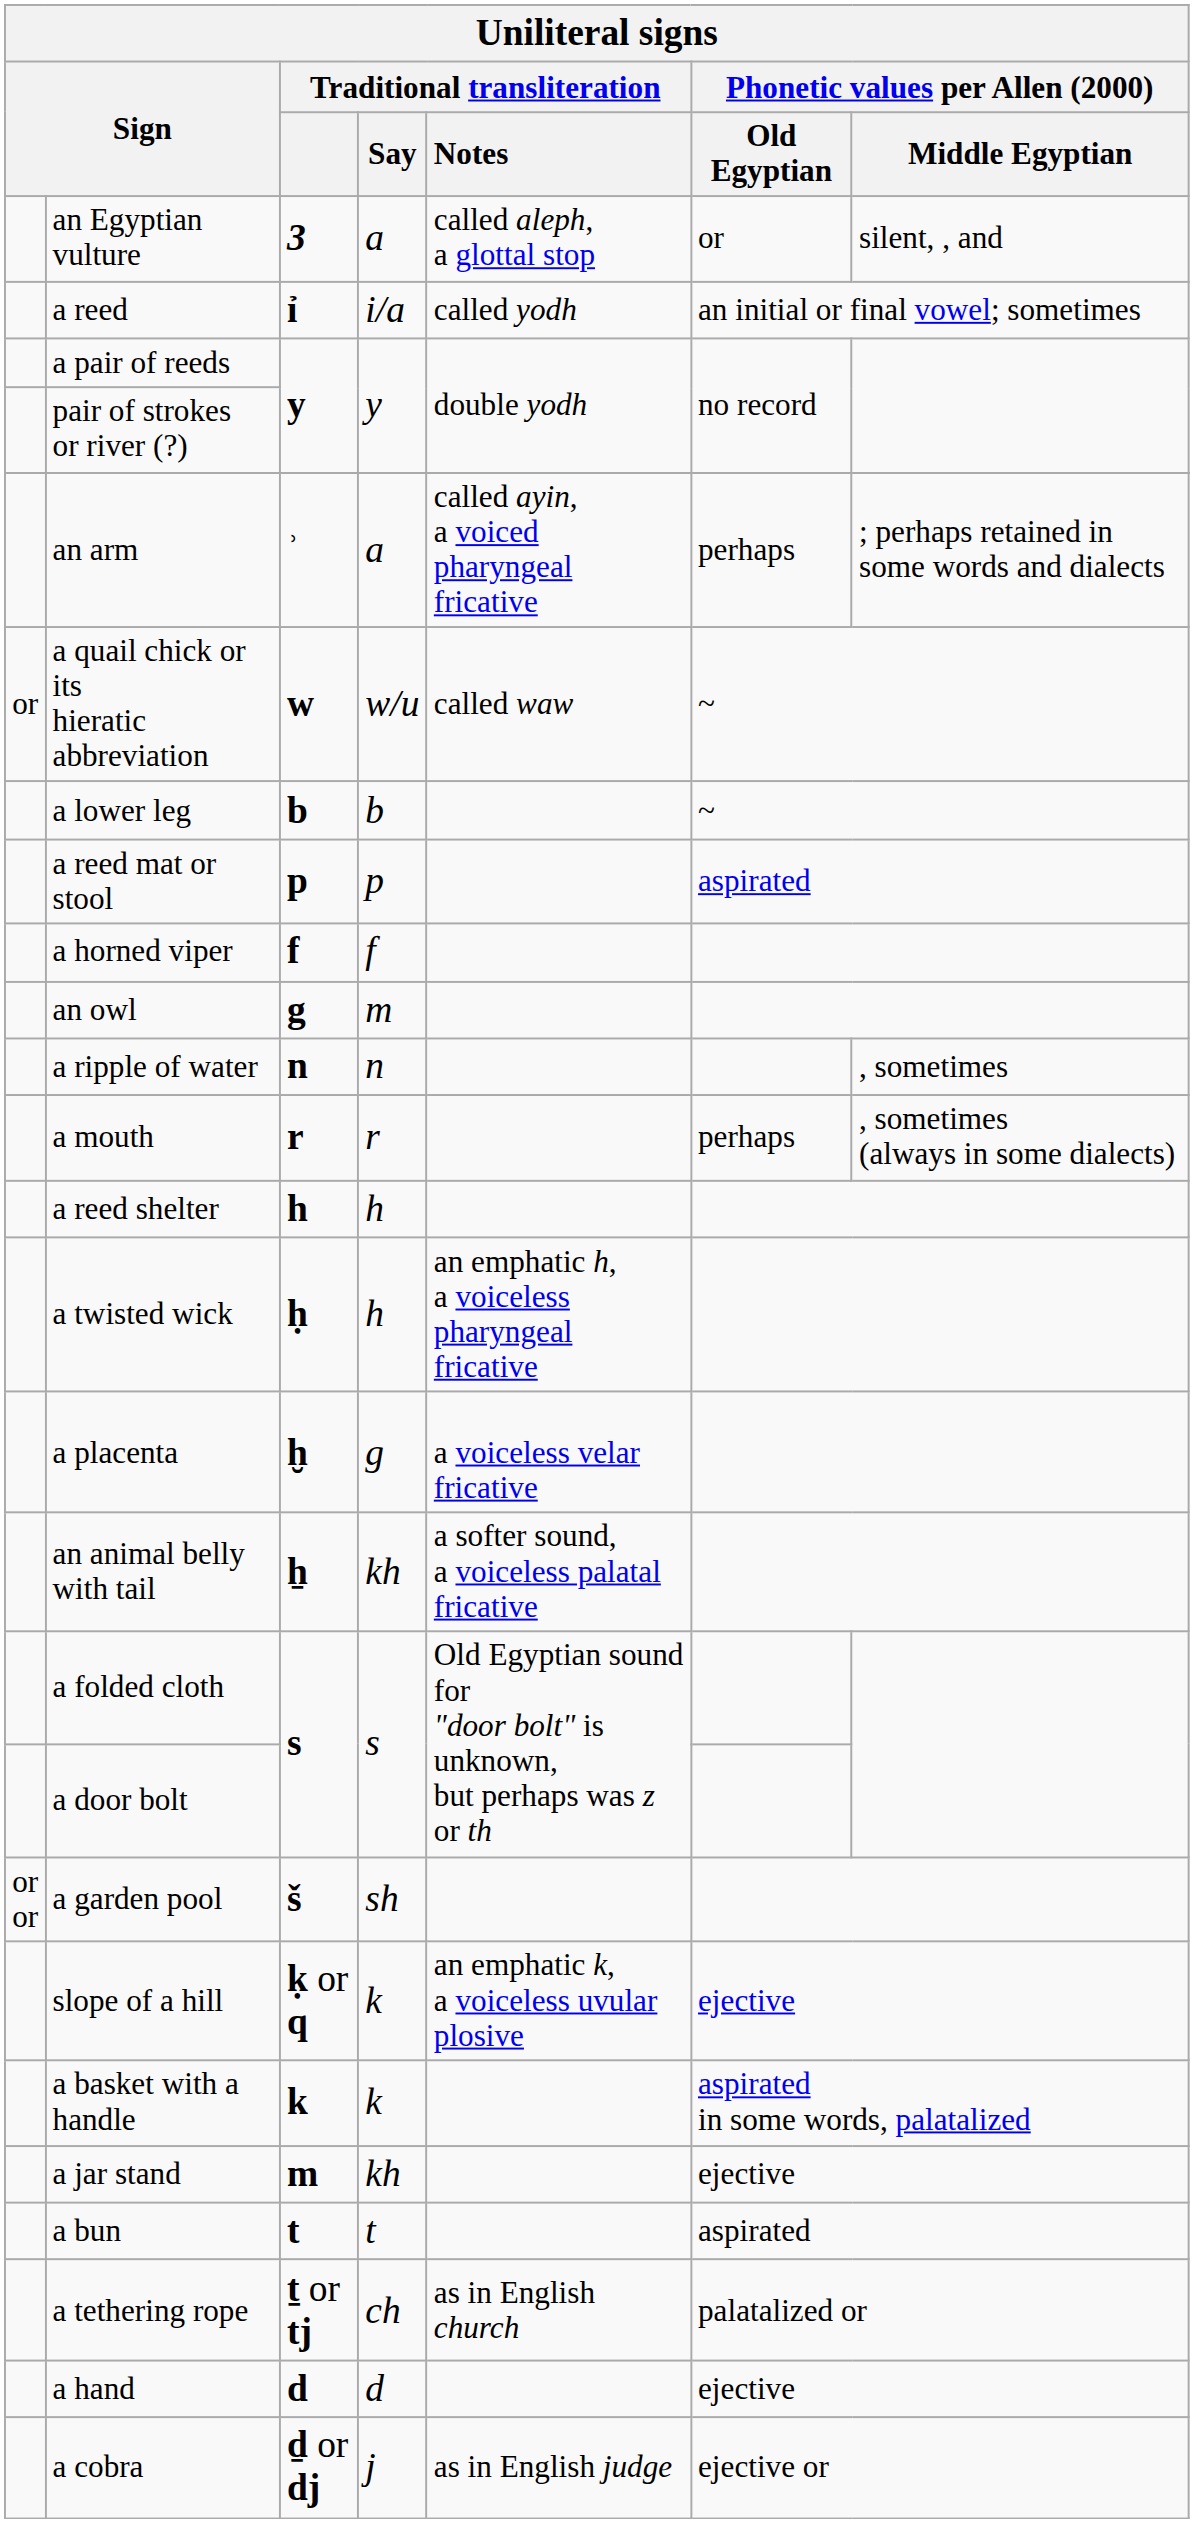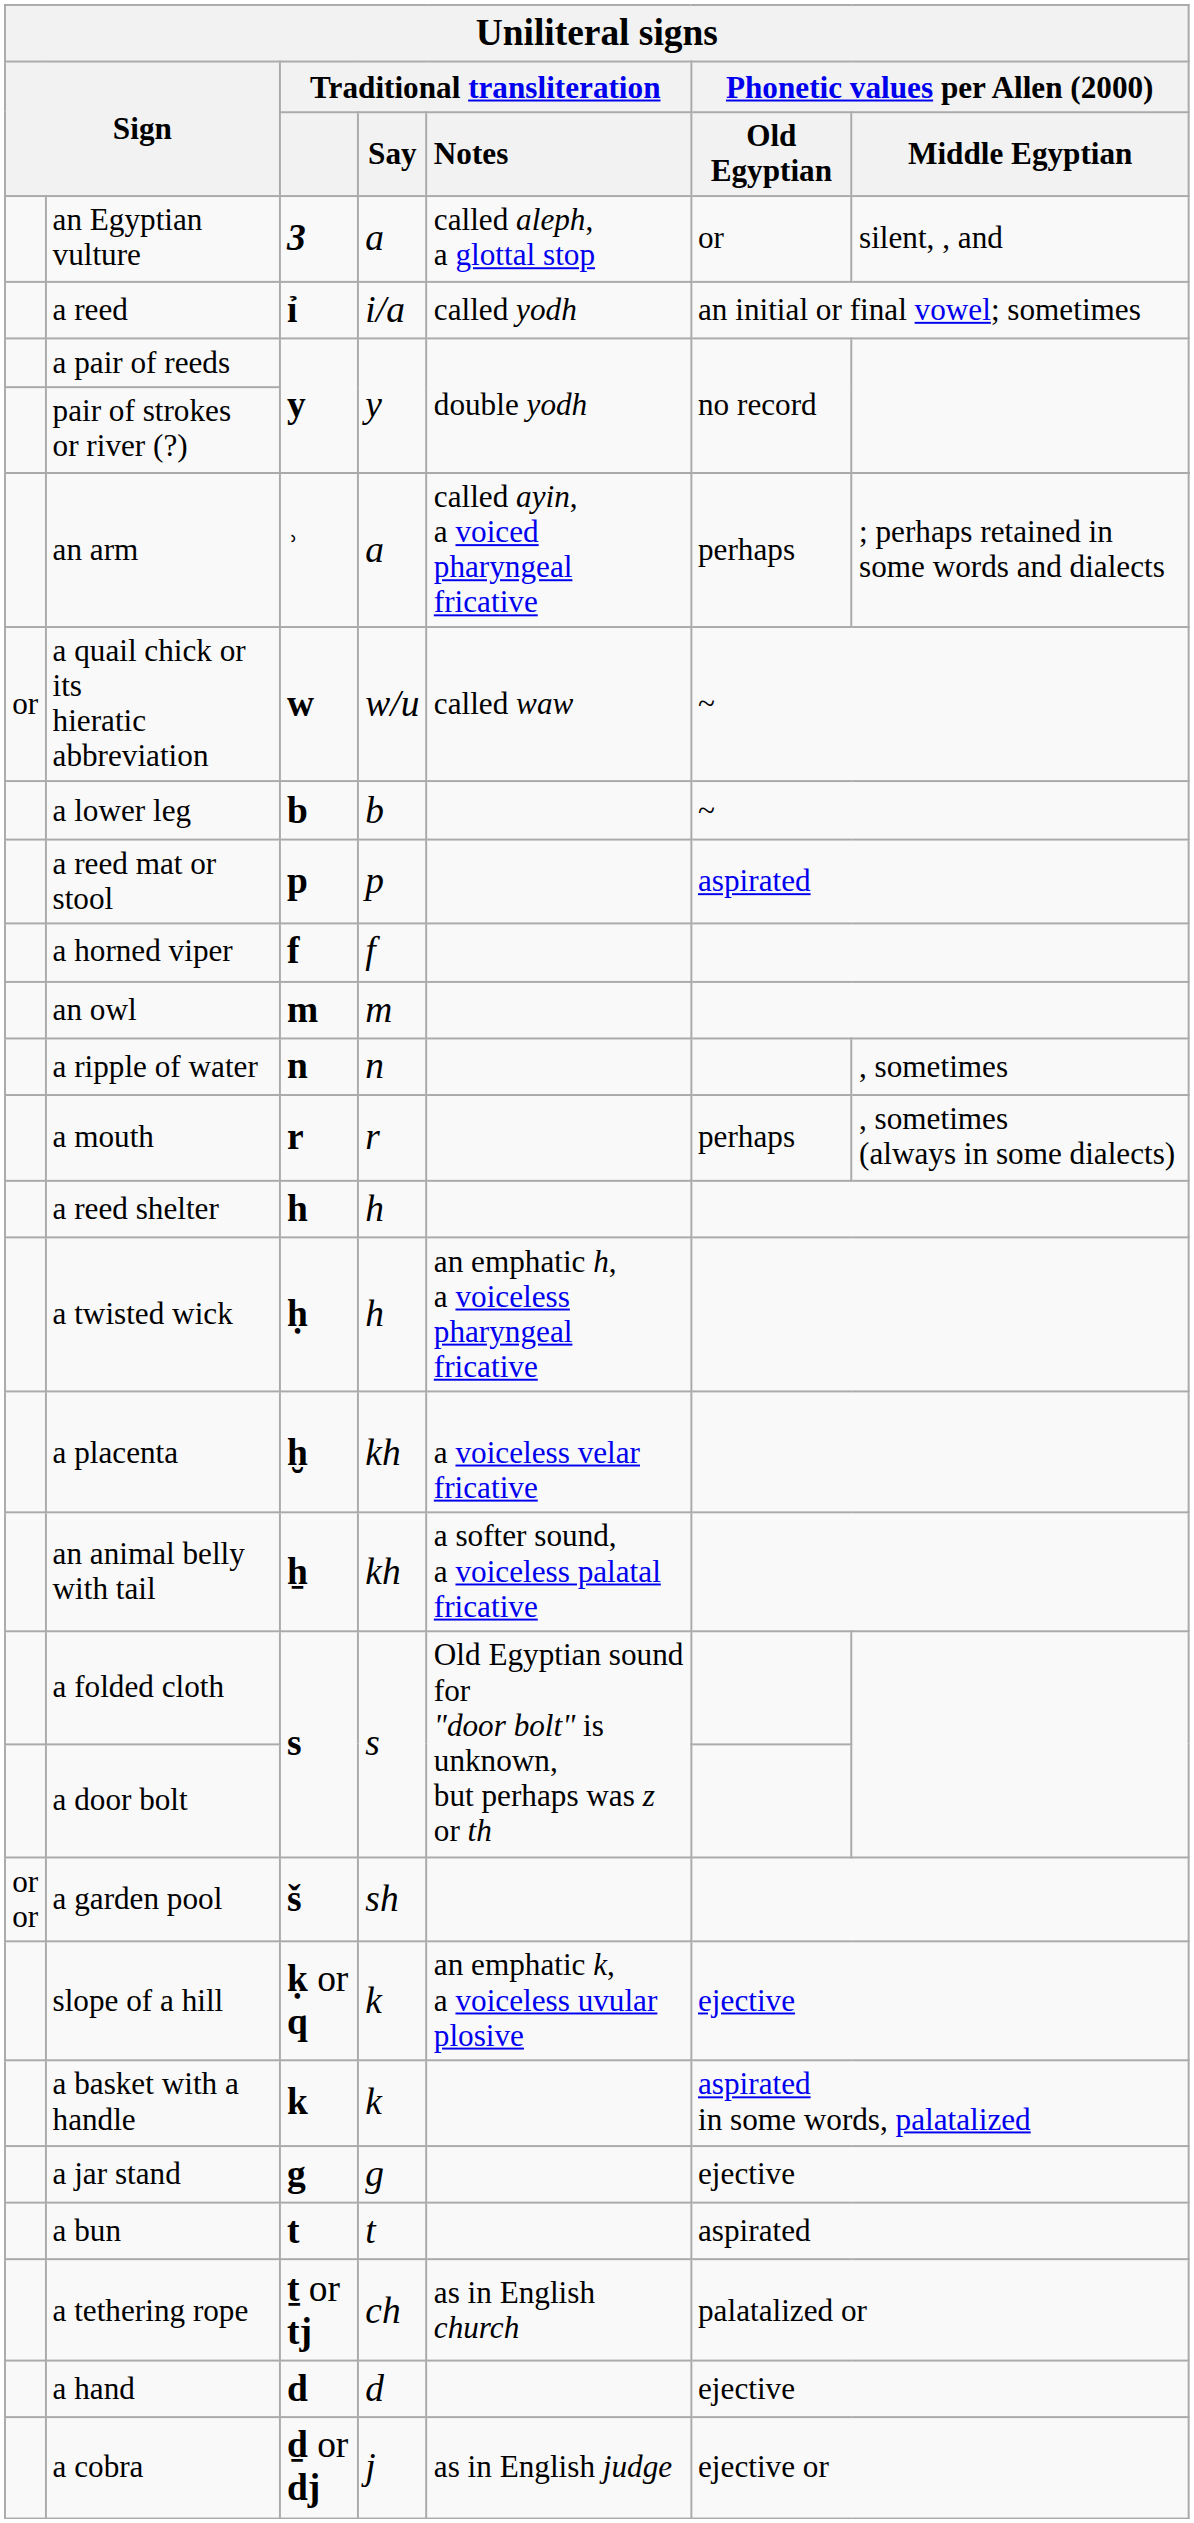(296, 1009) g -> (303, 1009) m
(375, 1451) g -> (383, 1451) kh
(303, 2173) m -> (296, 2173) g
(383, 2173) kh -> (375, 2173) g
